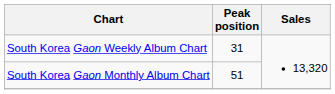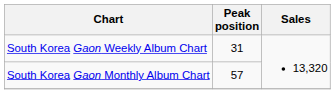(237, 75) 51 -> (237, 75) 57
